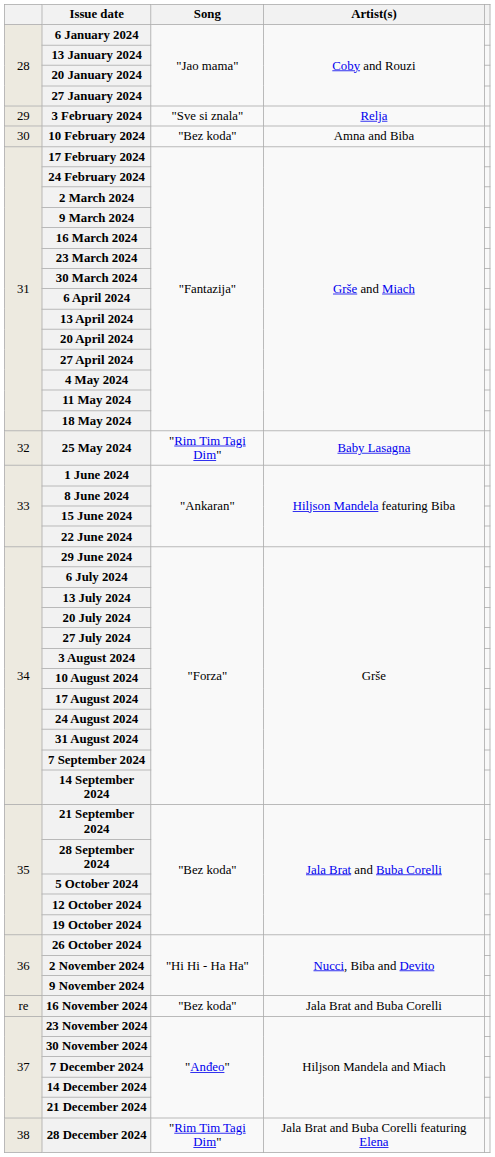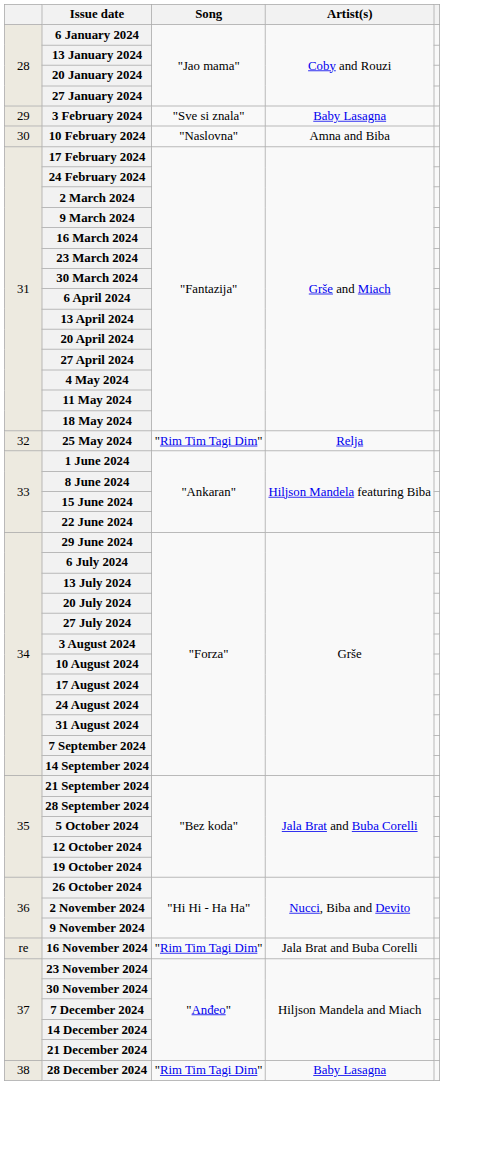(374, 116) Relja -> (350, 116) Baby Lasagna
(207, 136) "Bez koda" -> (209, 136) "Naslovna"
(374, 448) Baby Lasagna -> (350, 440) Relja
(207, 1006) "Bez koda" -> (209, 948) "Rim Tim Tagi Dim"
(374, 1135) Jala Brat and Buba Corelli featuring Elena -> (350, 1070) Baby Lasagna
